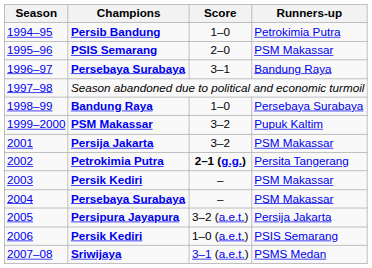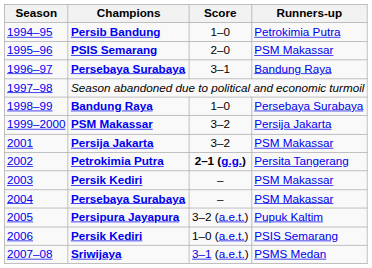(289, 124) Pupuk Kaltim -> (293, 124) Persija Jakarta
(293, 217) Persija Jakarta -> (289, 217) Pupuk Kaltim
